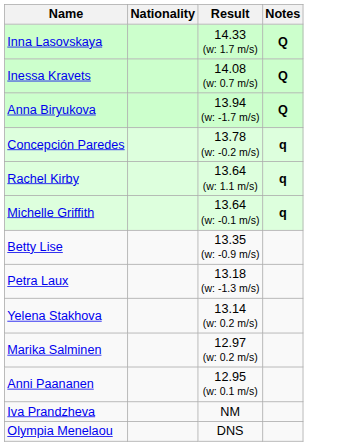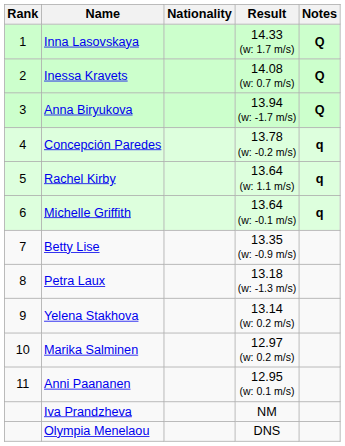+ column: (23, 14)
